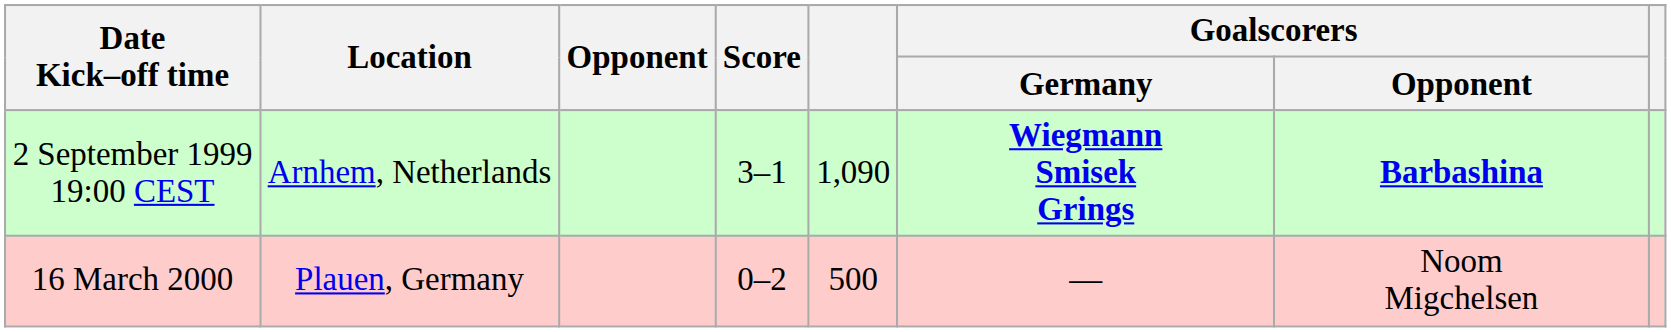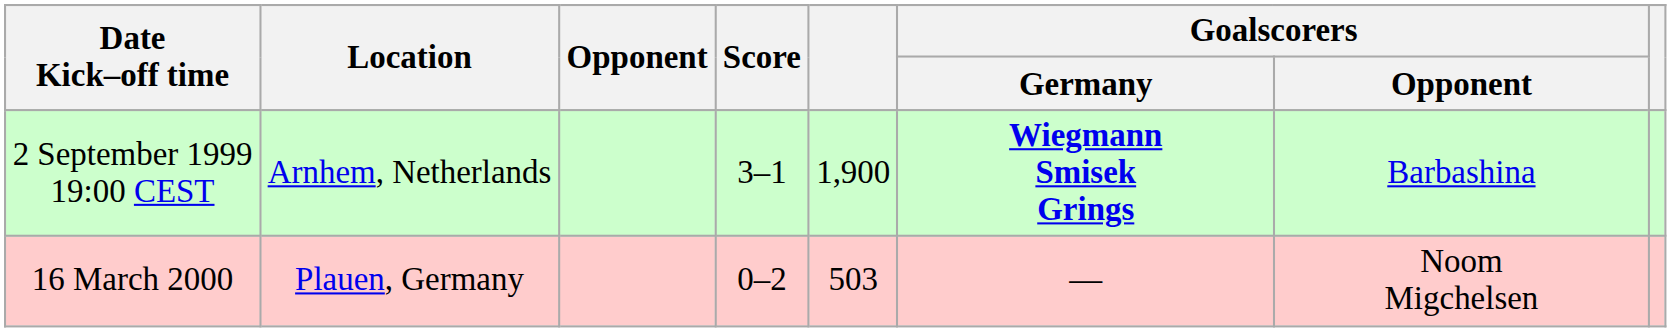(853, 172) 1,090 -> (853, 172) 1,900
(1461, 172) bold -> (1461, 172) normal
(853, 280) 500 -> (853, 280) 503
